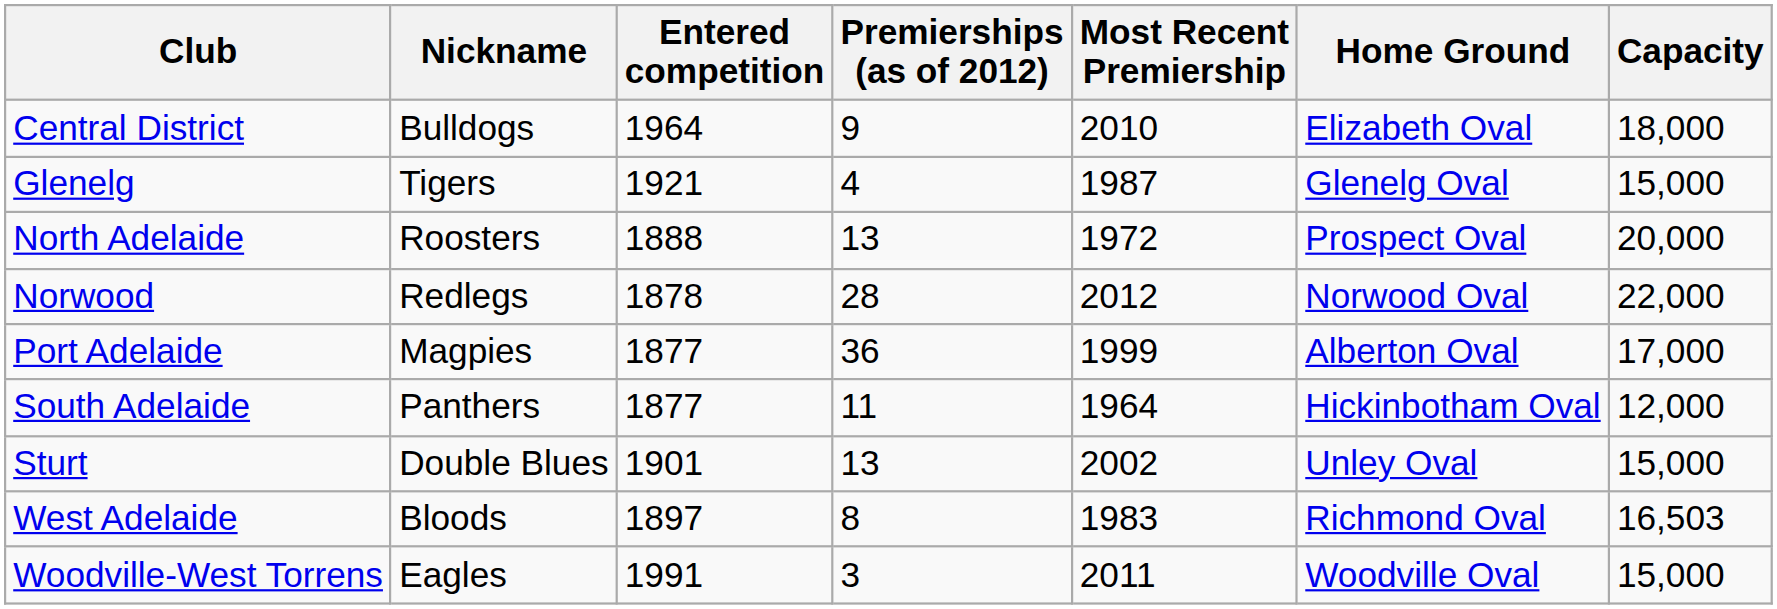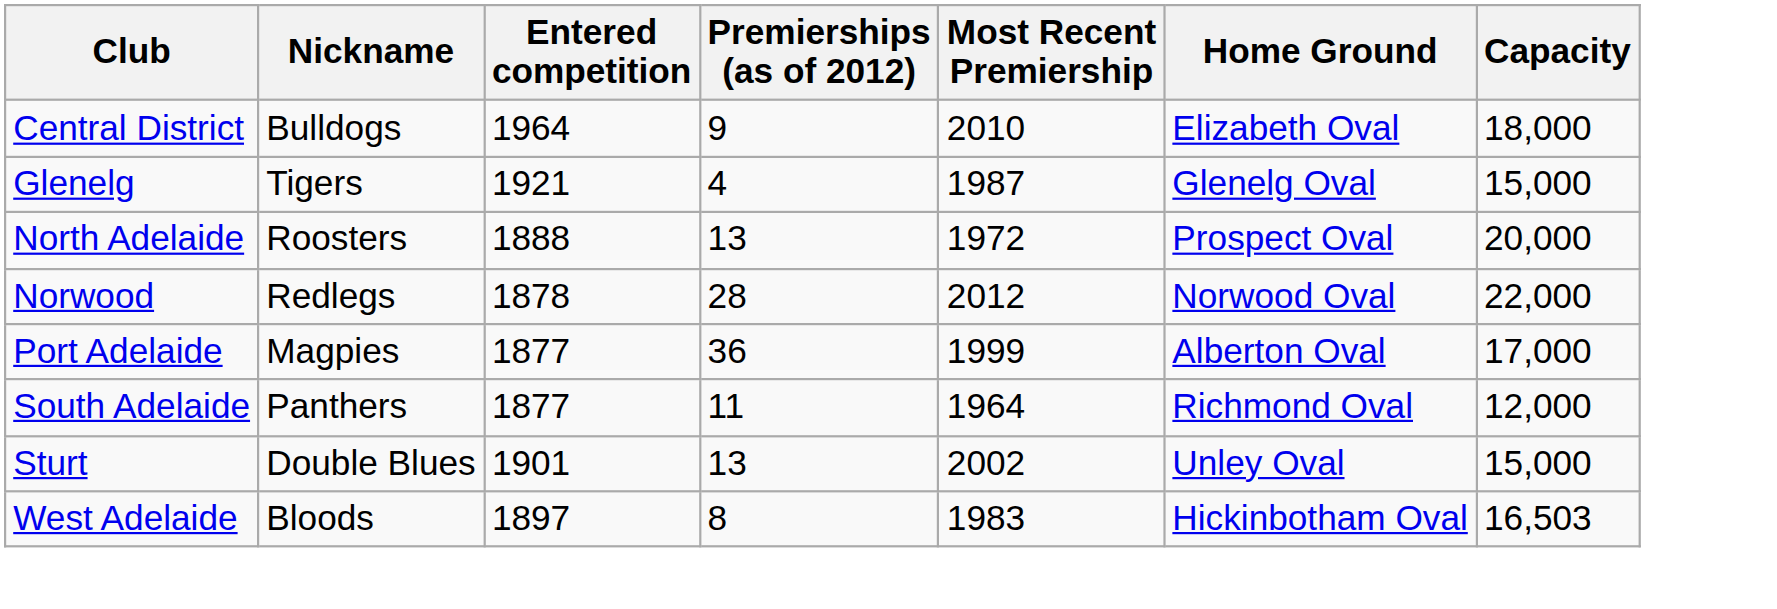(1453, 406) Hickinbotham Oval -> (1293, 406) Richmond Oval
(1426, 518) Richmond Oval -> (1320, 518) Hickinbotham Oval
- row: (198, 574)
